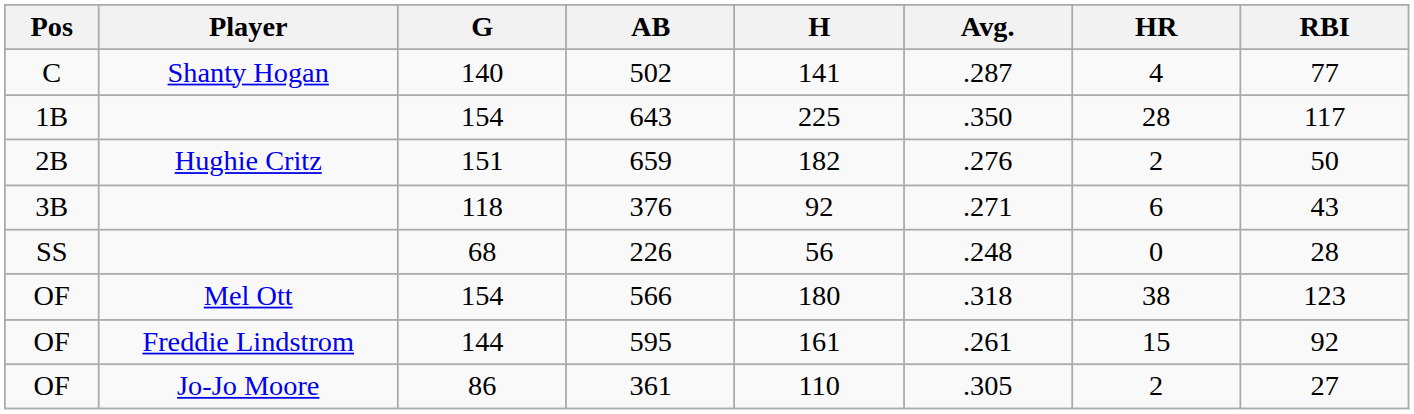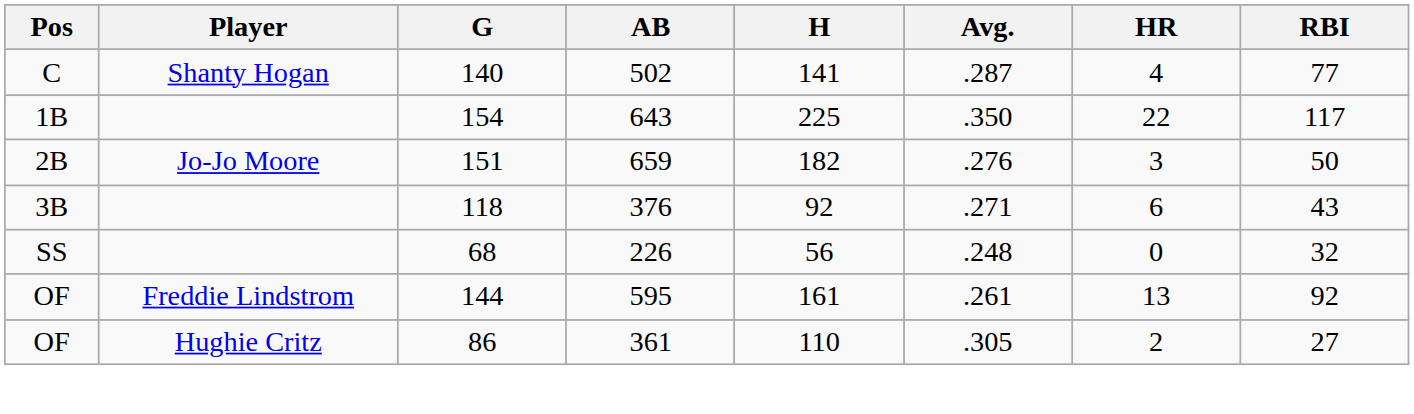(1156, 116) 28 -> (1156, 116) 22
(248, 161) Hughie Critz -> (248, 161) Jo-Jo Moore
(1156, 161) 2 -> (1156, 161) 3
(1325, 251) 28 -> (1325, 251) 32
- row: (651, 296)
(1156, 341) 15 -> (1156, 296) 13
(248, 386) Jo-Jo Moore -> (248, 341) Hughie Critz
